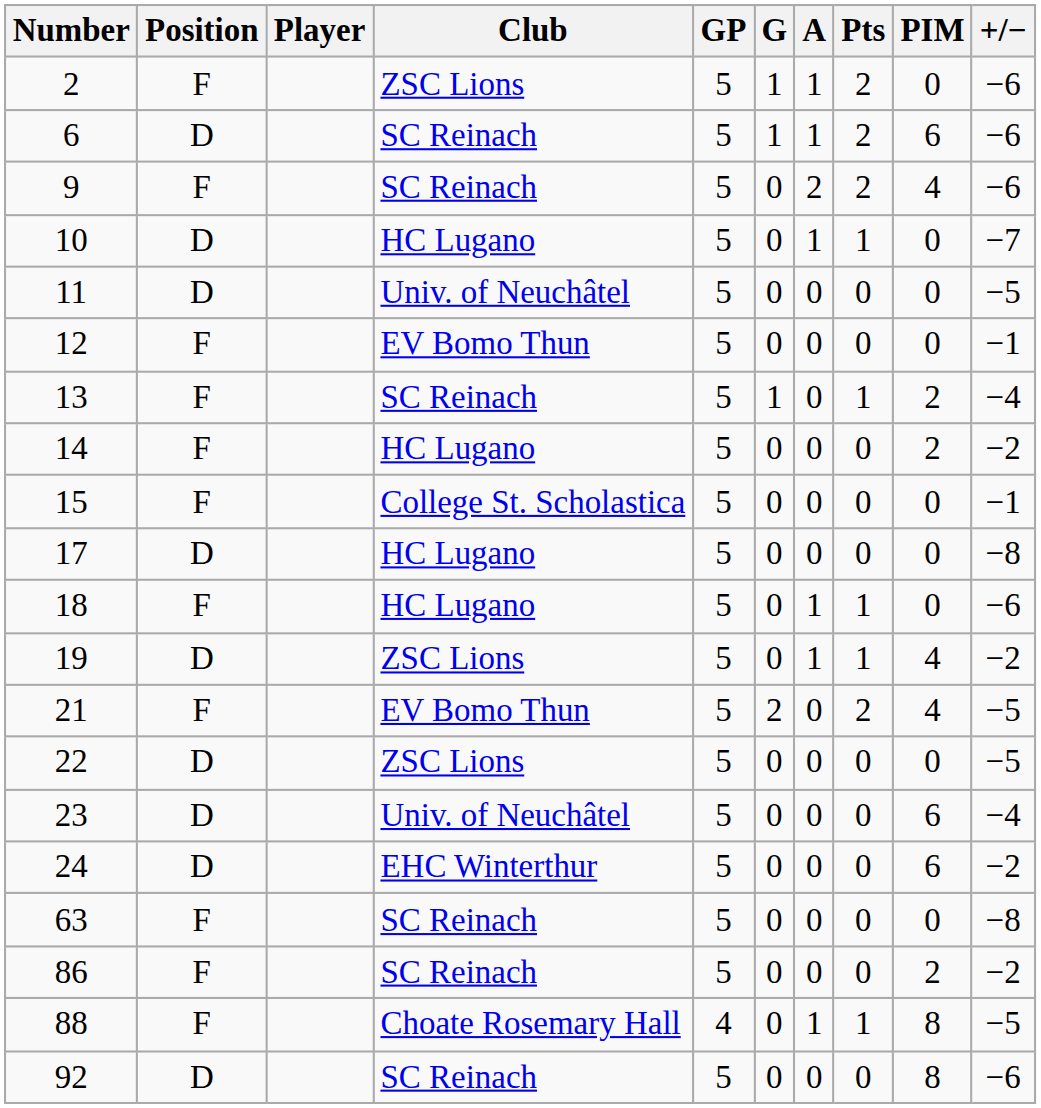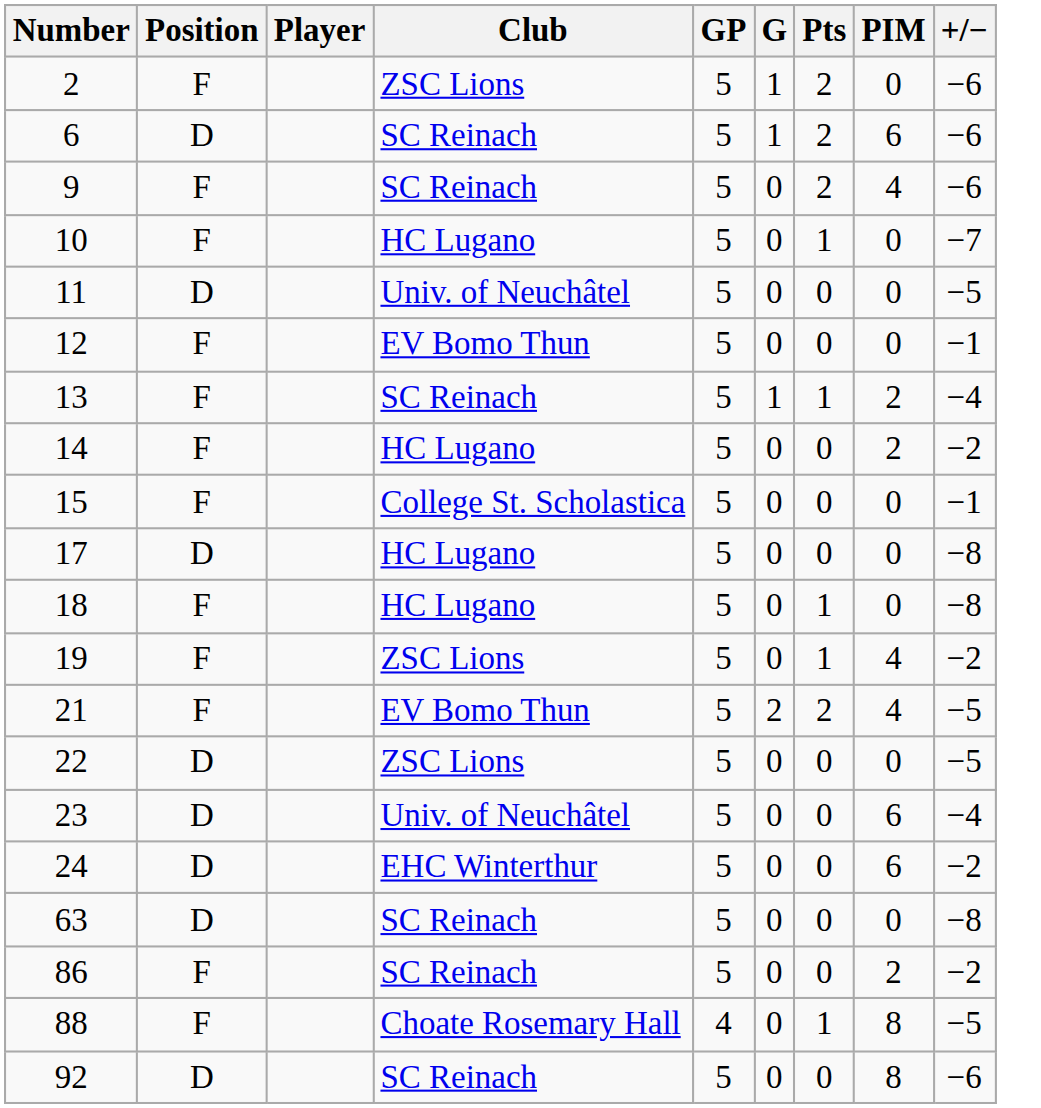- column: (814, 30)
(202, 239) D -> (202, 239) F
(1003, 605) −6 -> (964, 605) −8
(202, 657) D -> (202, 657) F
(202, 919) F -> (202, 919) D
